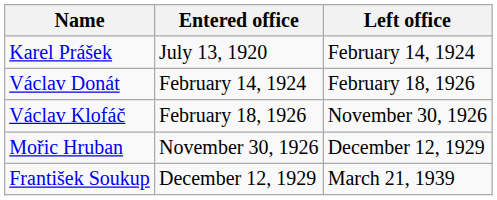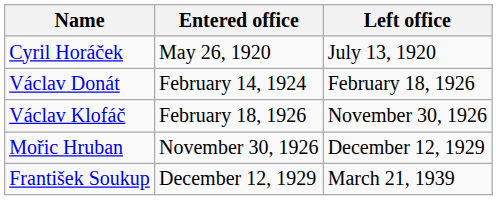+ row: (66, 52)
- row: (61, 52)
